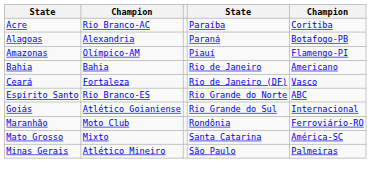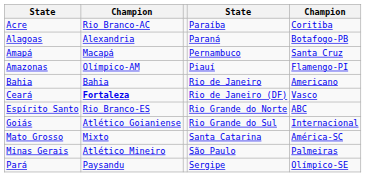+ row: (19, 53)
(106, 81) normal -> (106, 95) bold
- row: (27, 123)
+ row: (17, 165)
